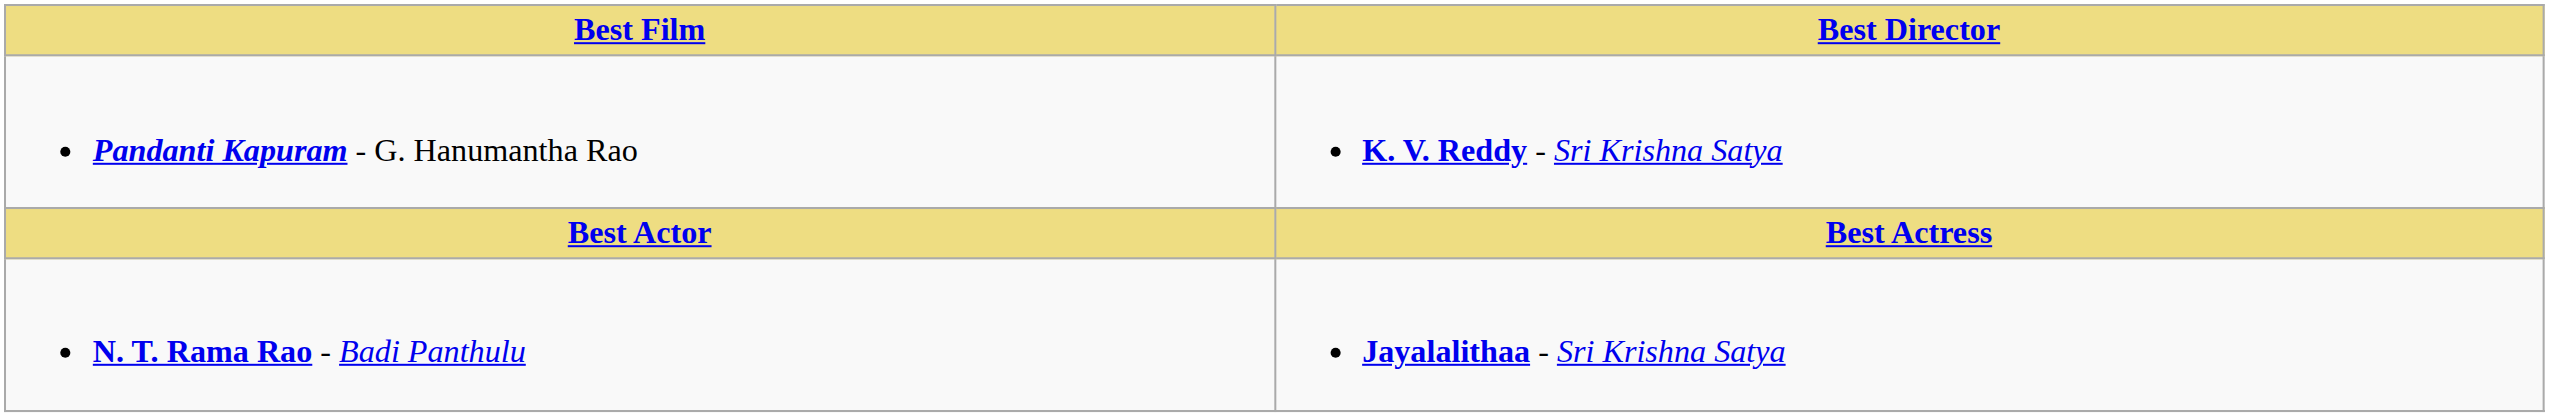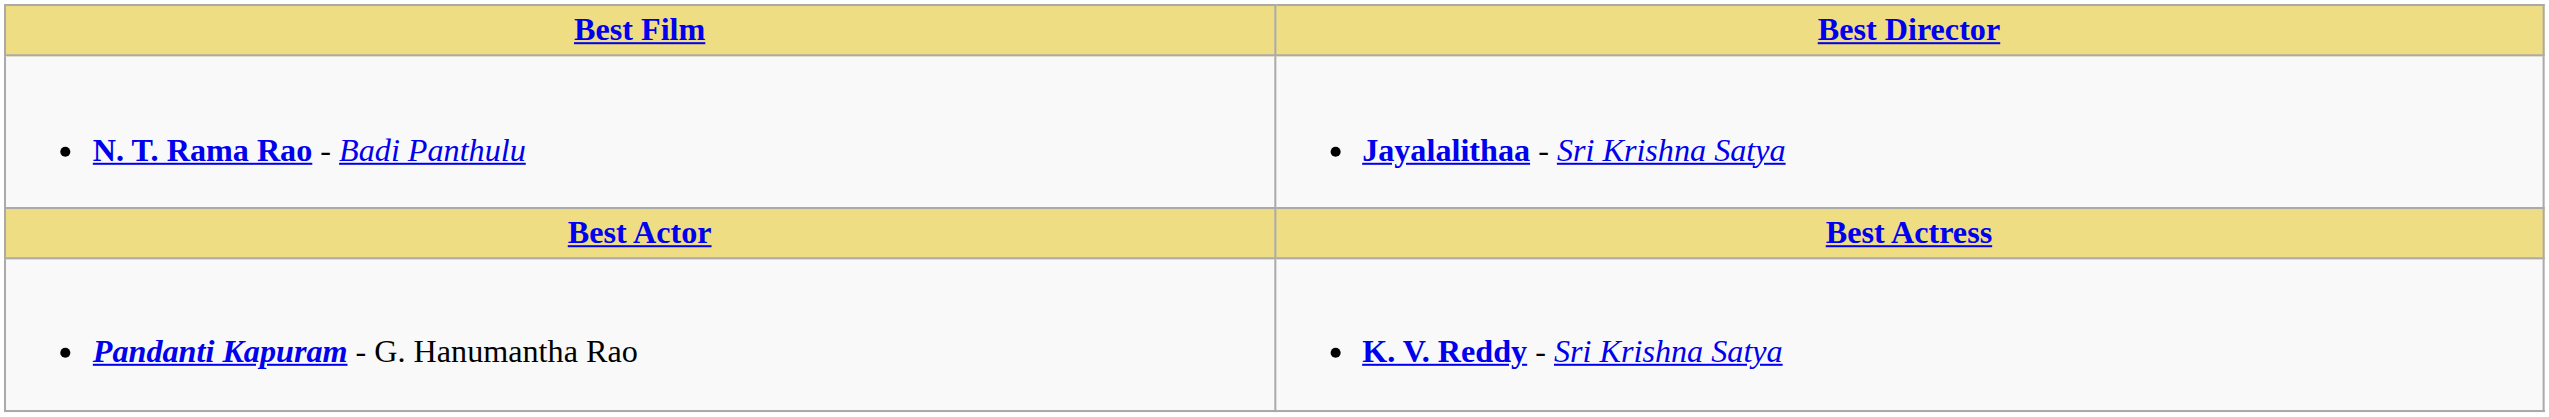rows swapped: (640, 150) <-> (640, 352)
